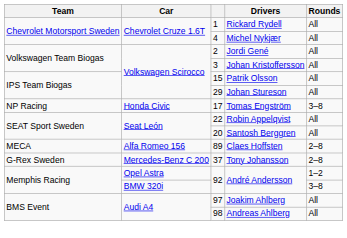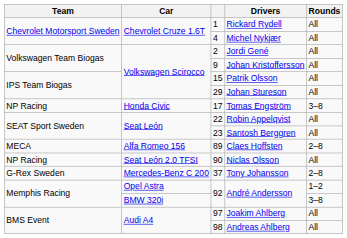(215, 65) 3 -> (215, 65) 9
(218, 132) 20 -> (218, 132) 23
+ row: (161, 159)
